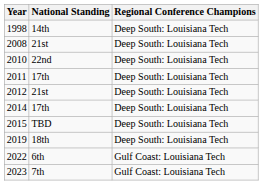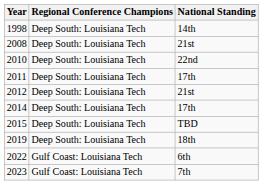columns swapped: (185, 12) <-> (71, 12)
